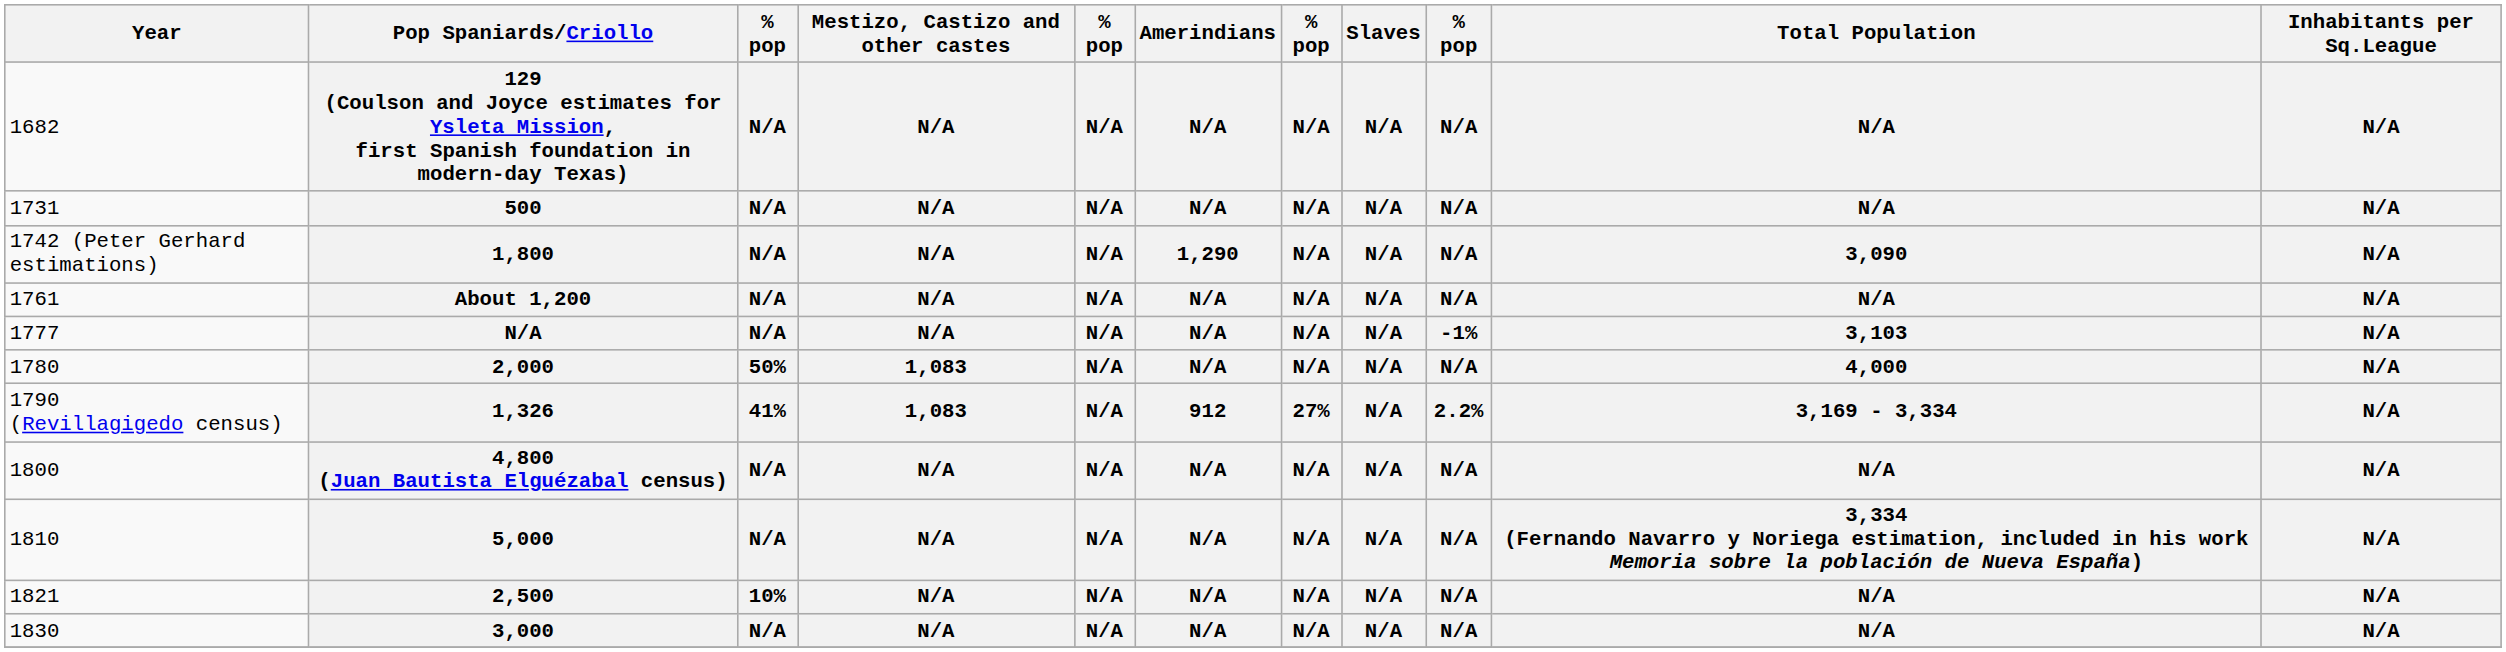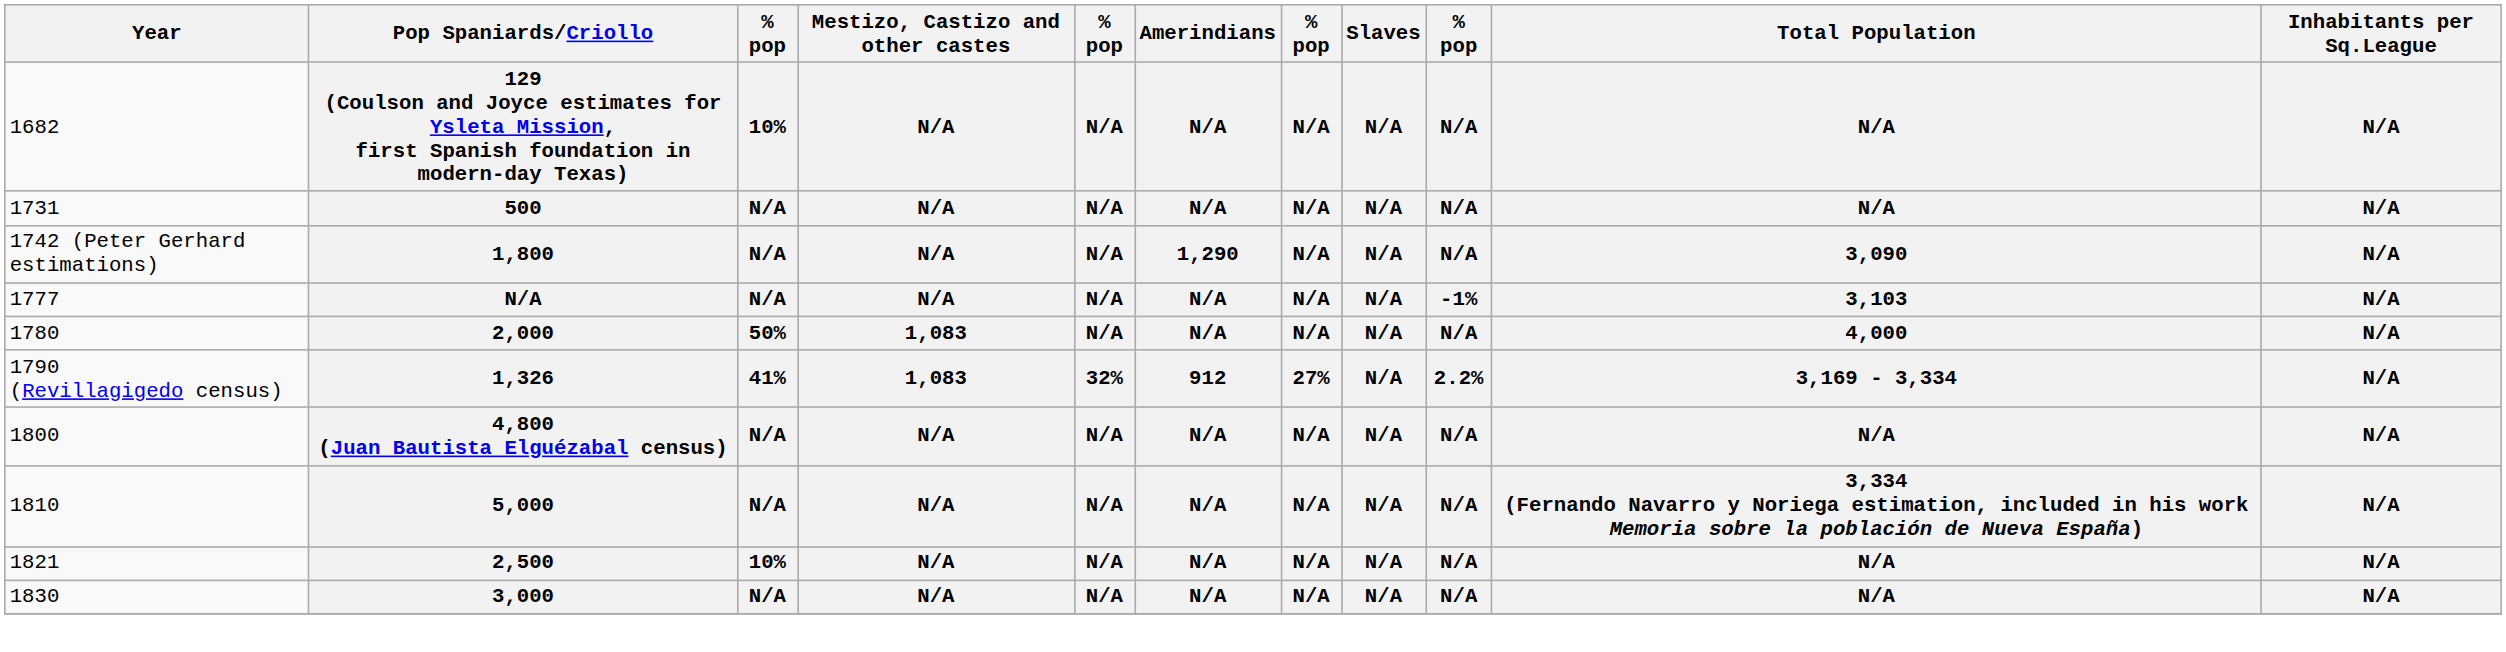(767, 127) N/A -> (767, 127) 10%
- row: (35, 299)
(1104, 412) N/A -> (1104, 379) 32%
